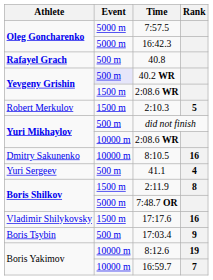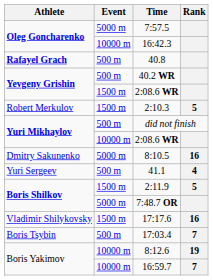(111, 44) 5000 m -> (114, 44) 10000 m
(109, 76) lavender background -> (109, 76) no background
(114, 156) 10000 m -> (111, 156) 5000 m
(194, 187) 8 -> (194, 187) 5
(194, 235) 9 -> (194, 235) 7
